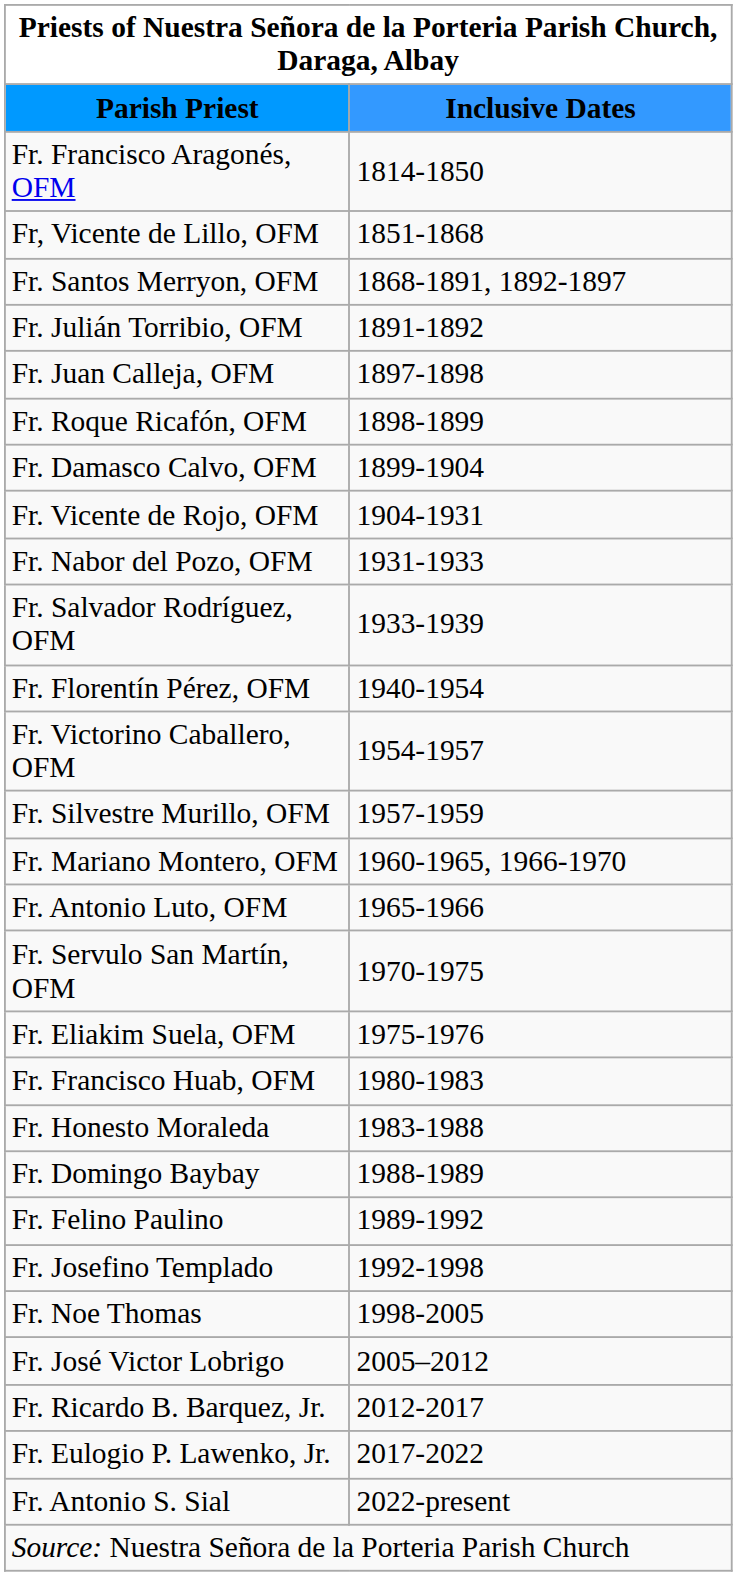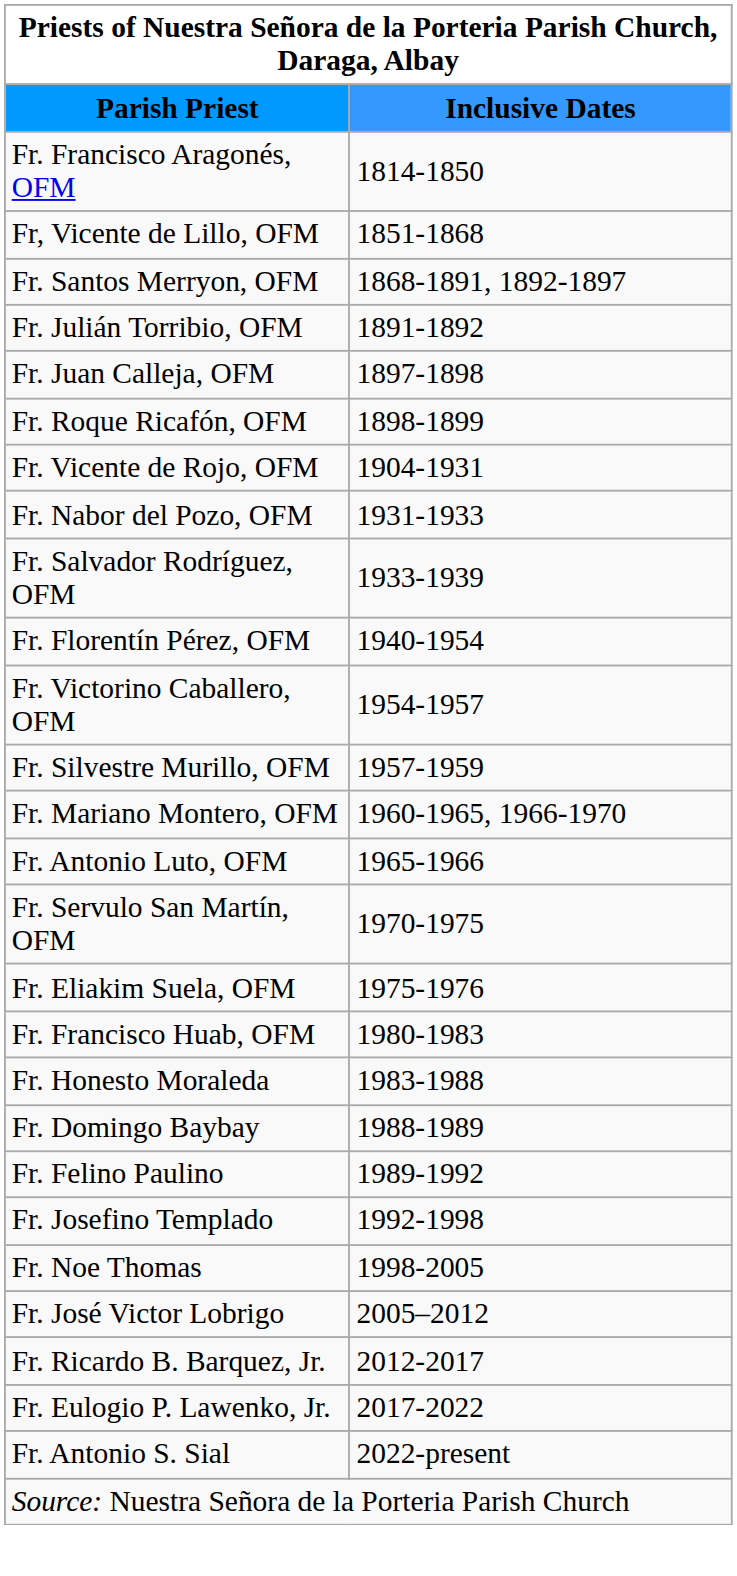- row: (164, 467)
